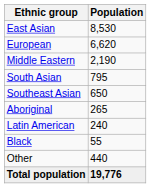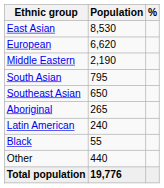+ column: (152, 12)
